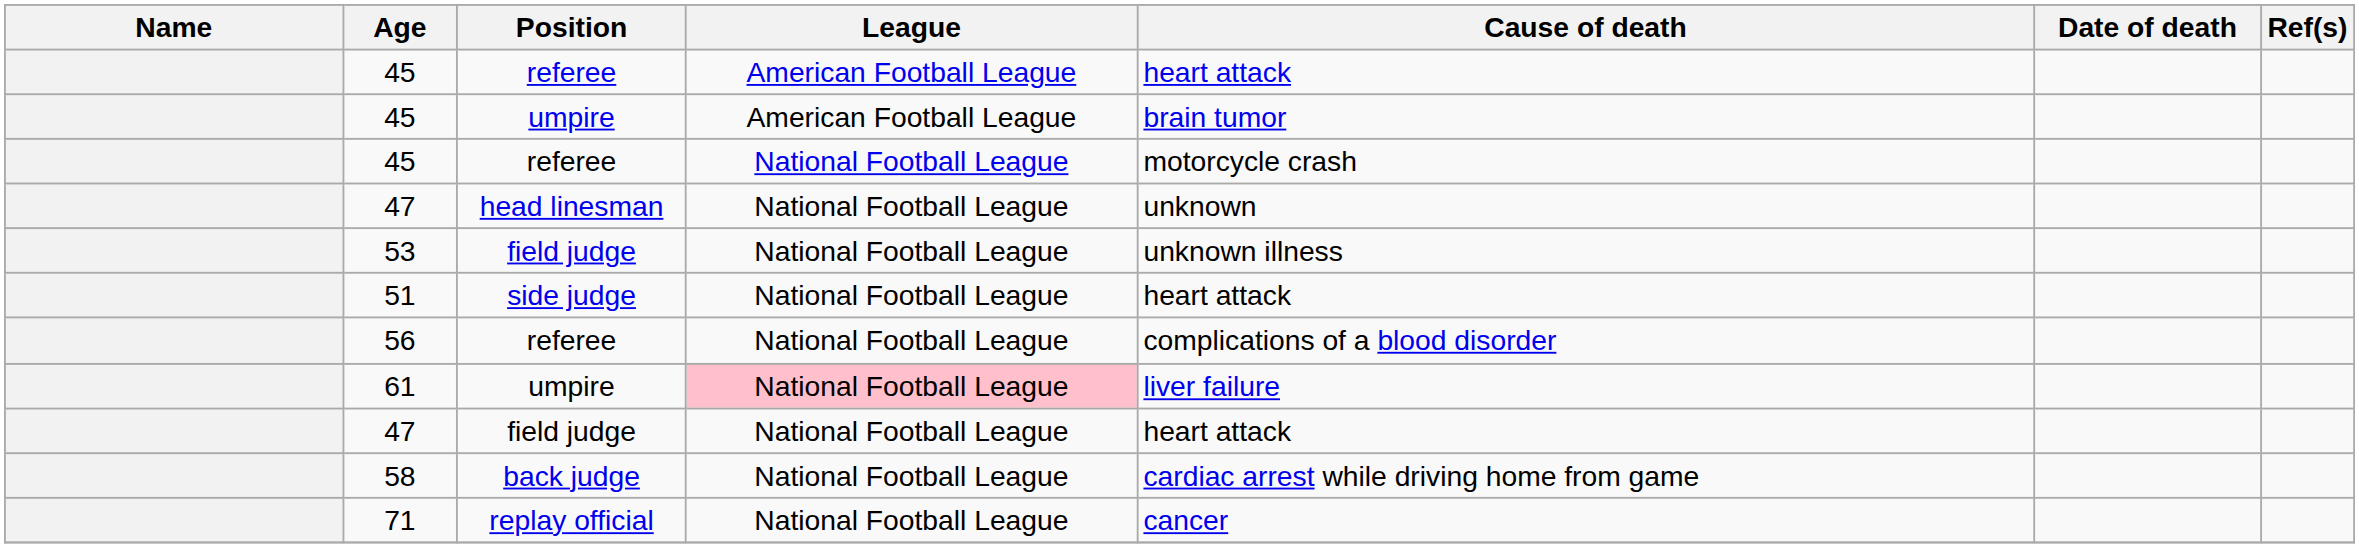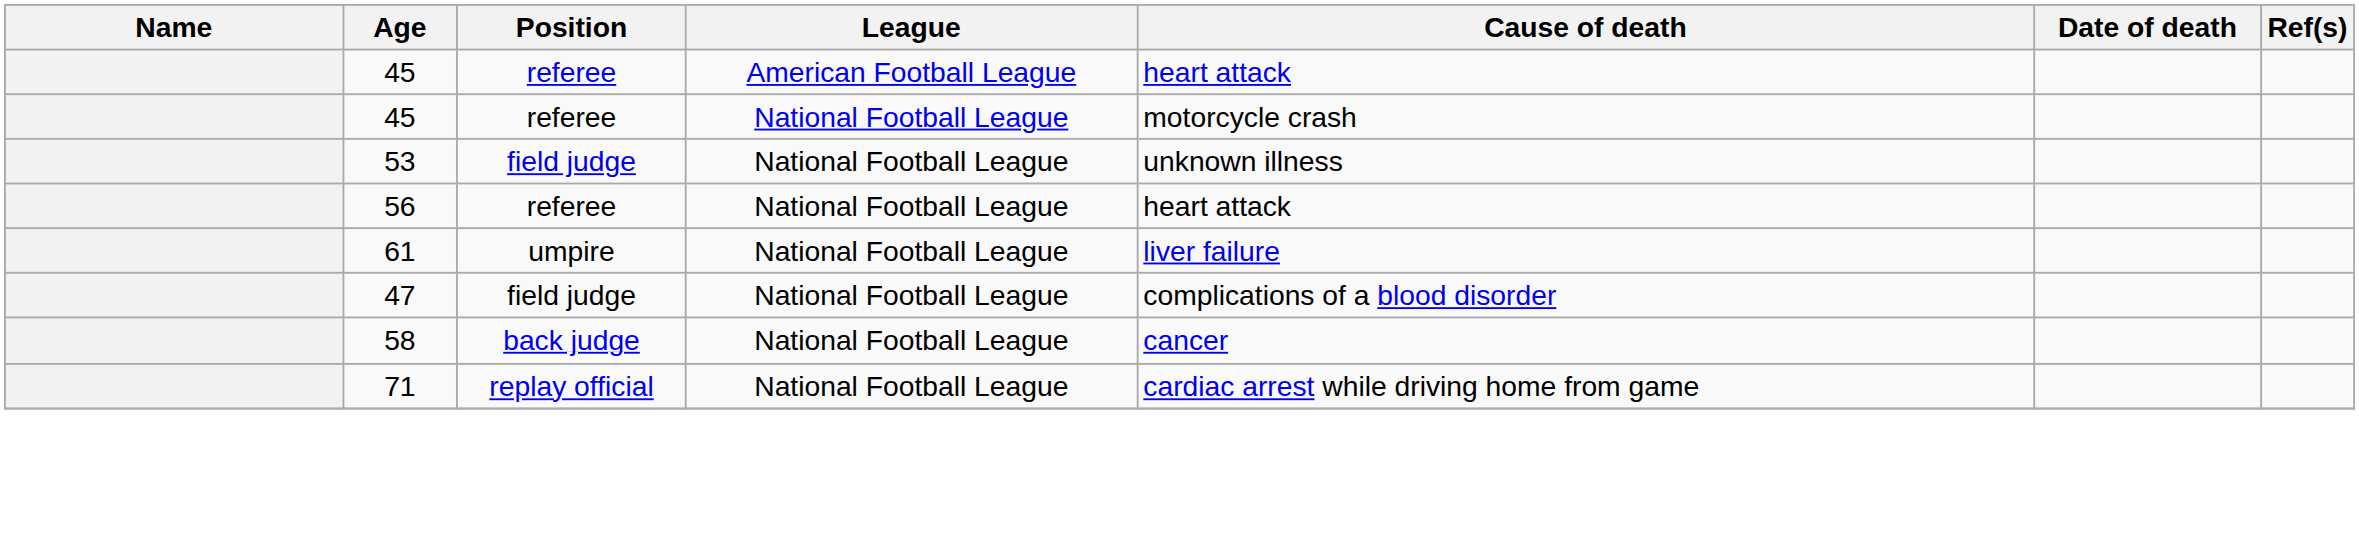- row: (400, 117)
- row: (400, 207)
- row: (400, 296)
(1350, 341) complications of a blood disorder -> (1217, 207) heart attack
(911, 386) pink background -> (911, 251) no background
(1217, 430) heart attack -> (1350, 296) complications of a blood disorder
(1421, 475) cardiac arrest while driving home from game -> (1186, 341) cancer
(1186, 520) cancer -> (1421, 386) cardiac arrest while driving home from game
